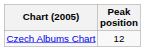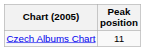(119, 38) 12 -> (119, 38) 11
